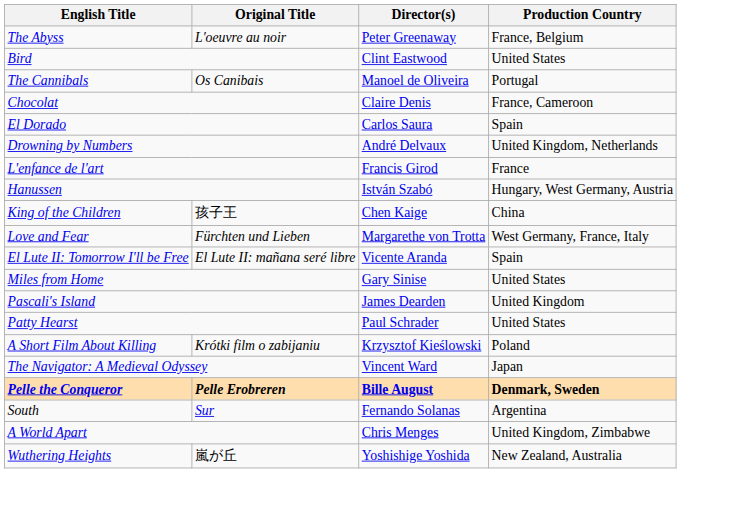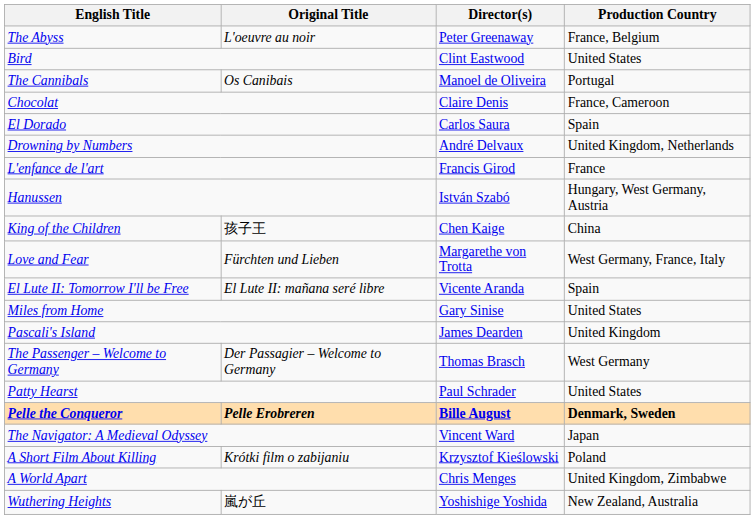+ row: (87, 362)
rows swapped: (65, 388) <-> (82, 345)
- row: (23, 410)
